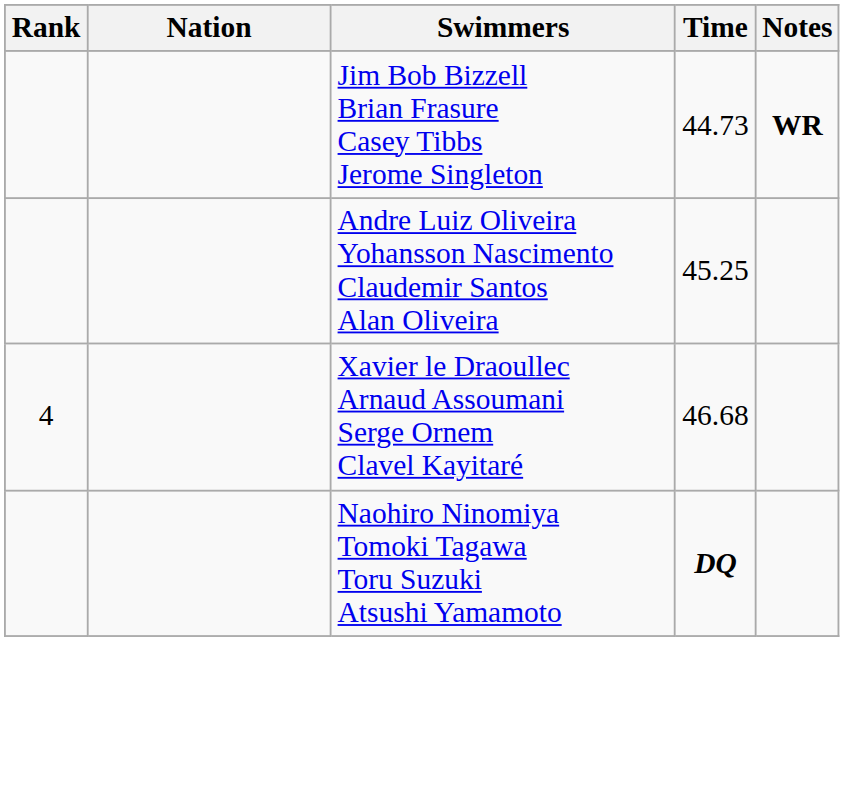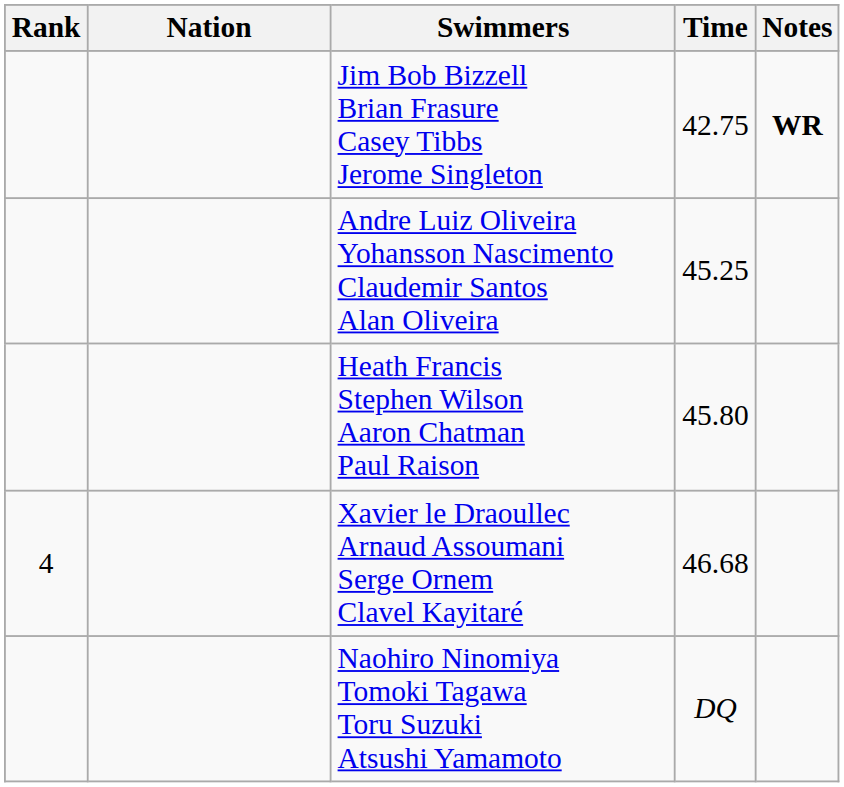(715, 124) 44.73 -> (715, 124) 42.75
+ row: (431, 416)
(715, 562) bold -> (715, 708) normal
